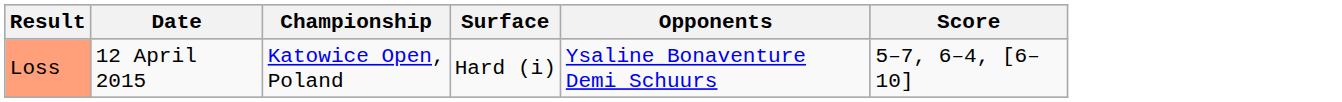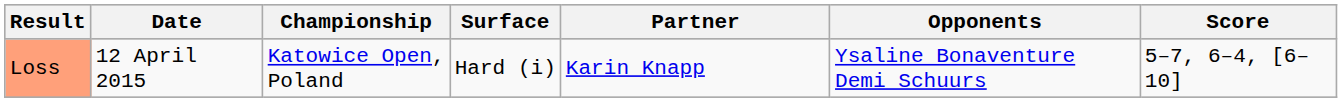+ column: (695, 22)
